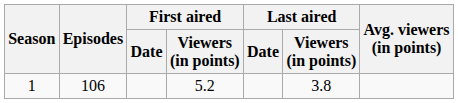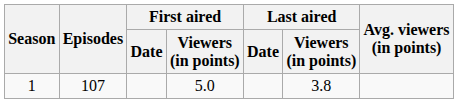(93, 85) 106 -> (93, 85) 107
(205, 85) 5.2 -> (205, 85) 5.0
